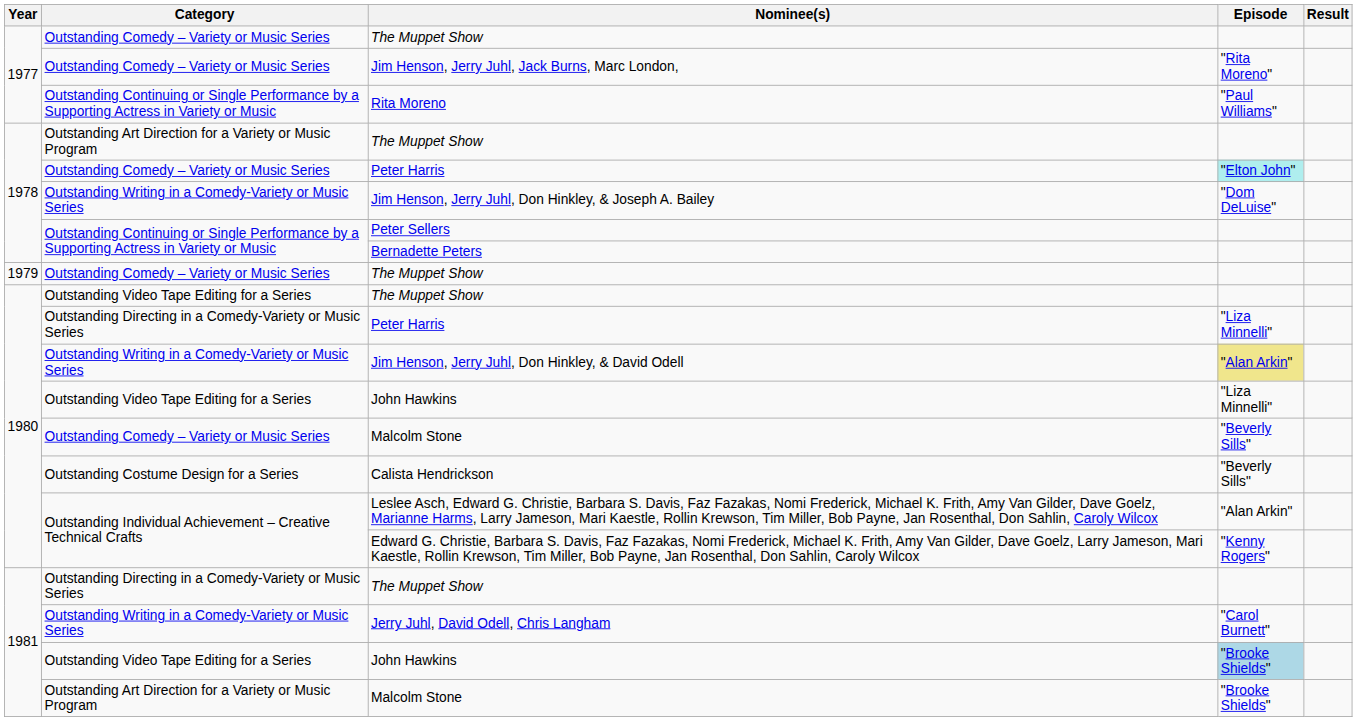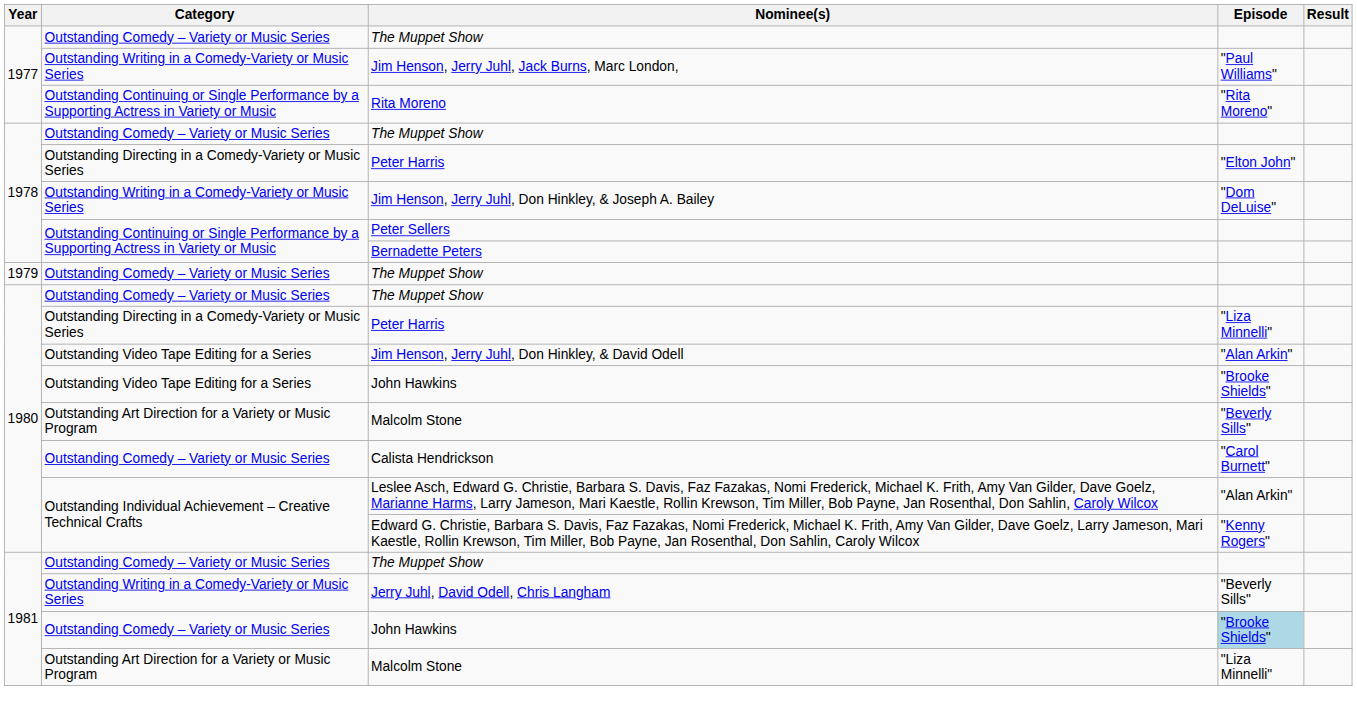(187, 66) Outstanding Comedy – Variety or Music Series -> (196, 66) Outstanding Writing in a Comedy-Variety or Music Series
(1246, 66) "Rita Moreno" -> (1249, 66) "Paul Williams"
(1249, 104) "Paul Williams" -> (1246, 104) "Rita Moreno"
(187, 141) Outstanding Art Direction for a Variety or Music Program -> (187, 133) Outstanding Comedy – Variety or Music Series
(187, 170) Outstanding Comedy – Variety or Music Series -> (202, 163) Outstanding Directing in a Comedy-Variety or Music Series
(1258, 170) paleturquoise background -> (1258, 163) no background
(178, 295) Outstanding Video Tape Editing for a Series -> (187, 295) Outstanding Comedy – Variety or Music Series
(196, 362) Outstanding Writing in a Comedy-Variety or Music Series -> (178, 354) Outstanding Video Tape Editing for a Series
(1257, 362) khaki background -> (1257, 354) no background
(1246, 399) "Liza Minnelli" -> (1246, 384) "Brooke Shields"
(187, 437) Outstanding Comedy – Variety or Music Series -> (187, 421) Outstanding Art Direction for a Variety or Music Program
(172, 474) Outstanding Costume Design for a Series -> (187, 458) Outstanding Comedy – Variety or Music Series
(1246, 474) "Beverly Sills" -> (1245, 458) "Carol Burnett"
(202, 586) Outstanding Directing in a Comedy-Variety or Music Series -> (187, 563) Outstanding Comedy – Variety or Music Series
(1245, 623) "Carol Burnett" -> (1246, 592) "Beverly Sills"
(178, 660) Outstanding Video Tape Editing for a Series -> (187, 629) Outstanding Comedy – Variety or Music Series
(1246, 698) "Brooke Shields" -> (1246, 667) "Liza Minnelli"
